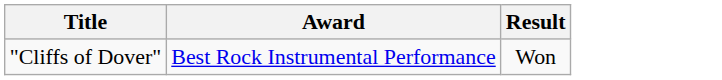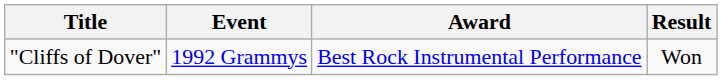+ column: (239, 21)
